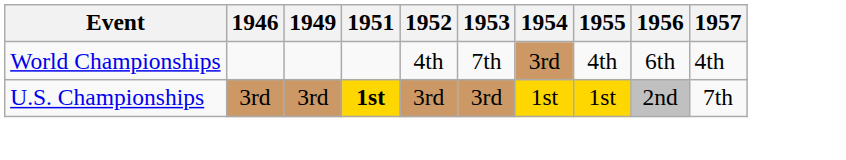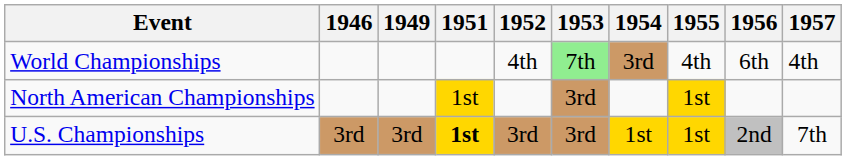(486, 60) no background -> (580, 60) lightgreen background
+ row: (162, 97)
